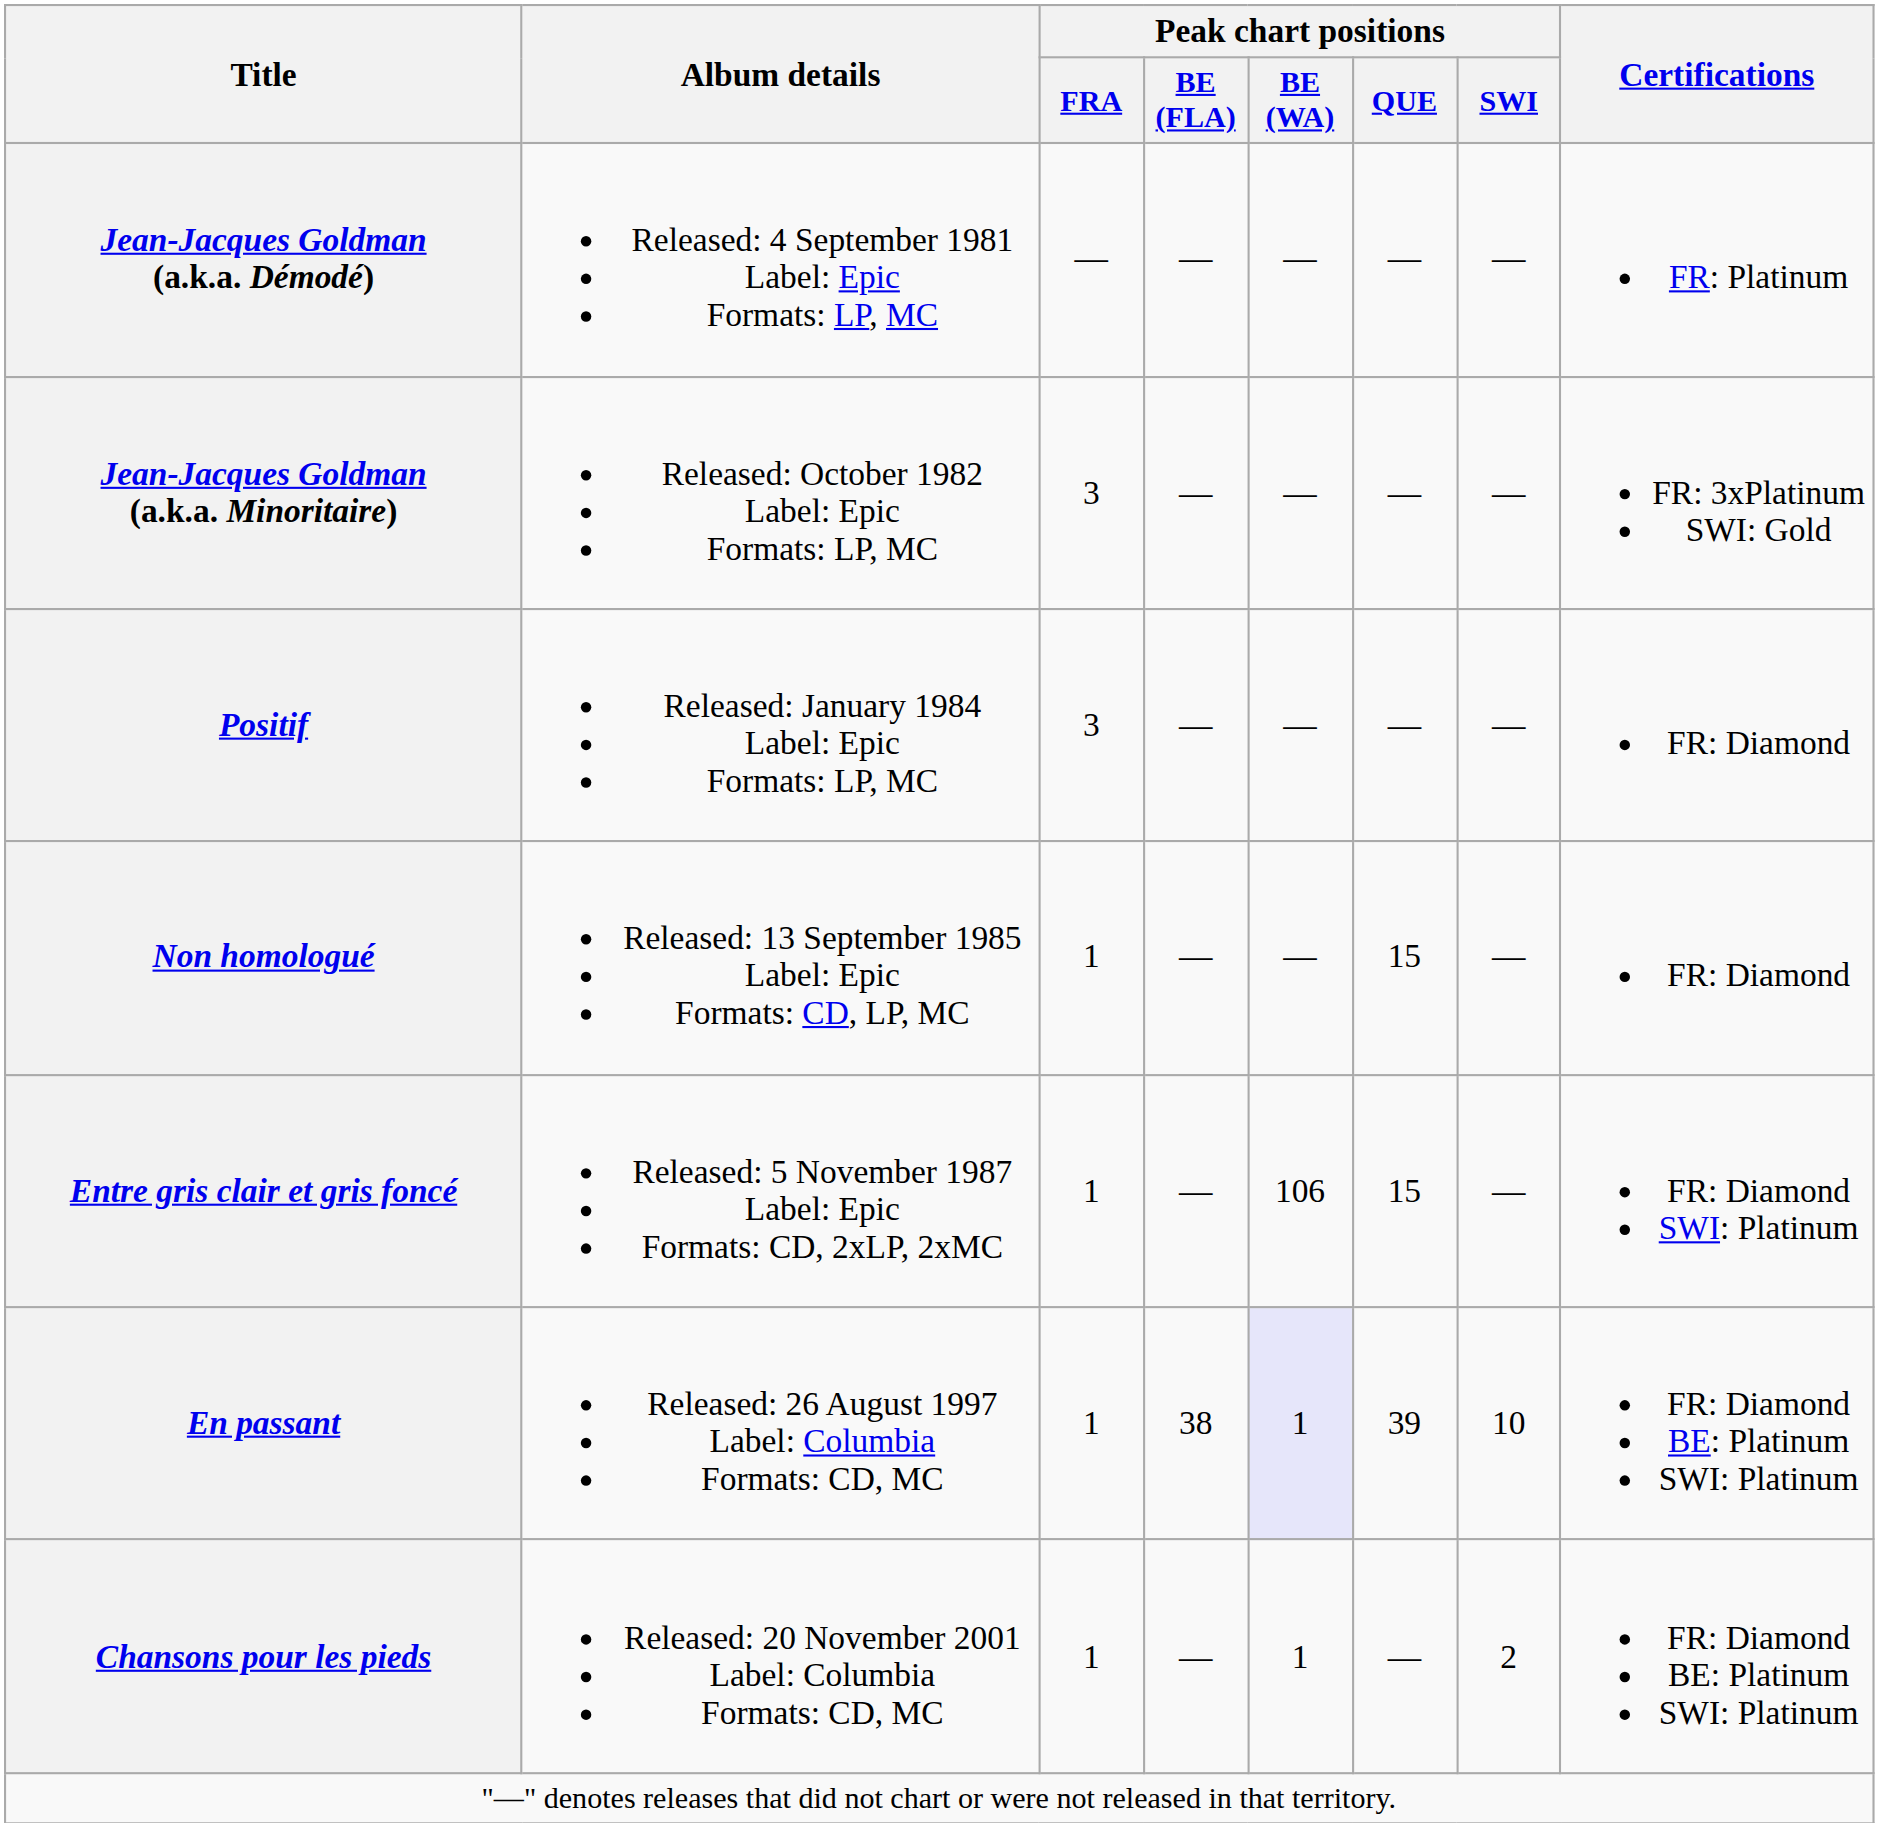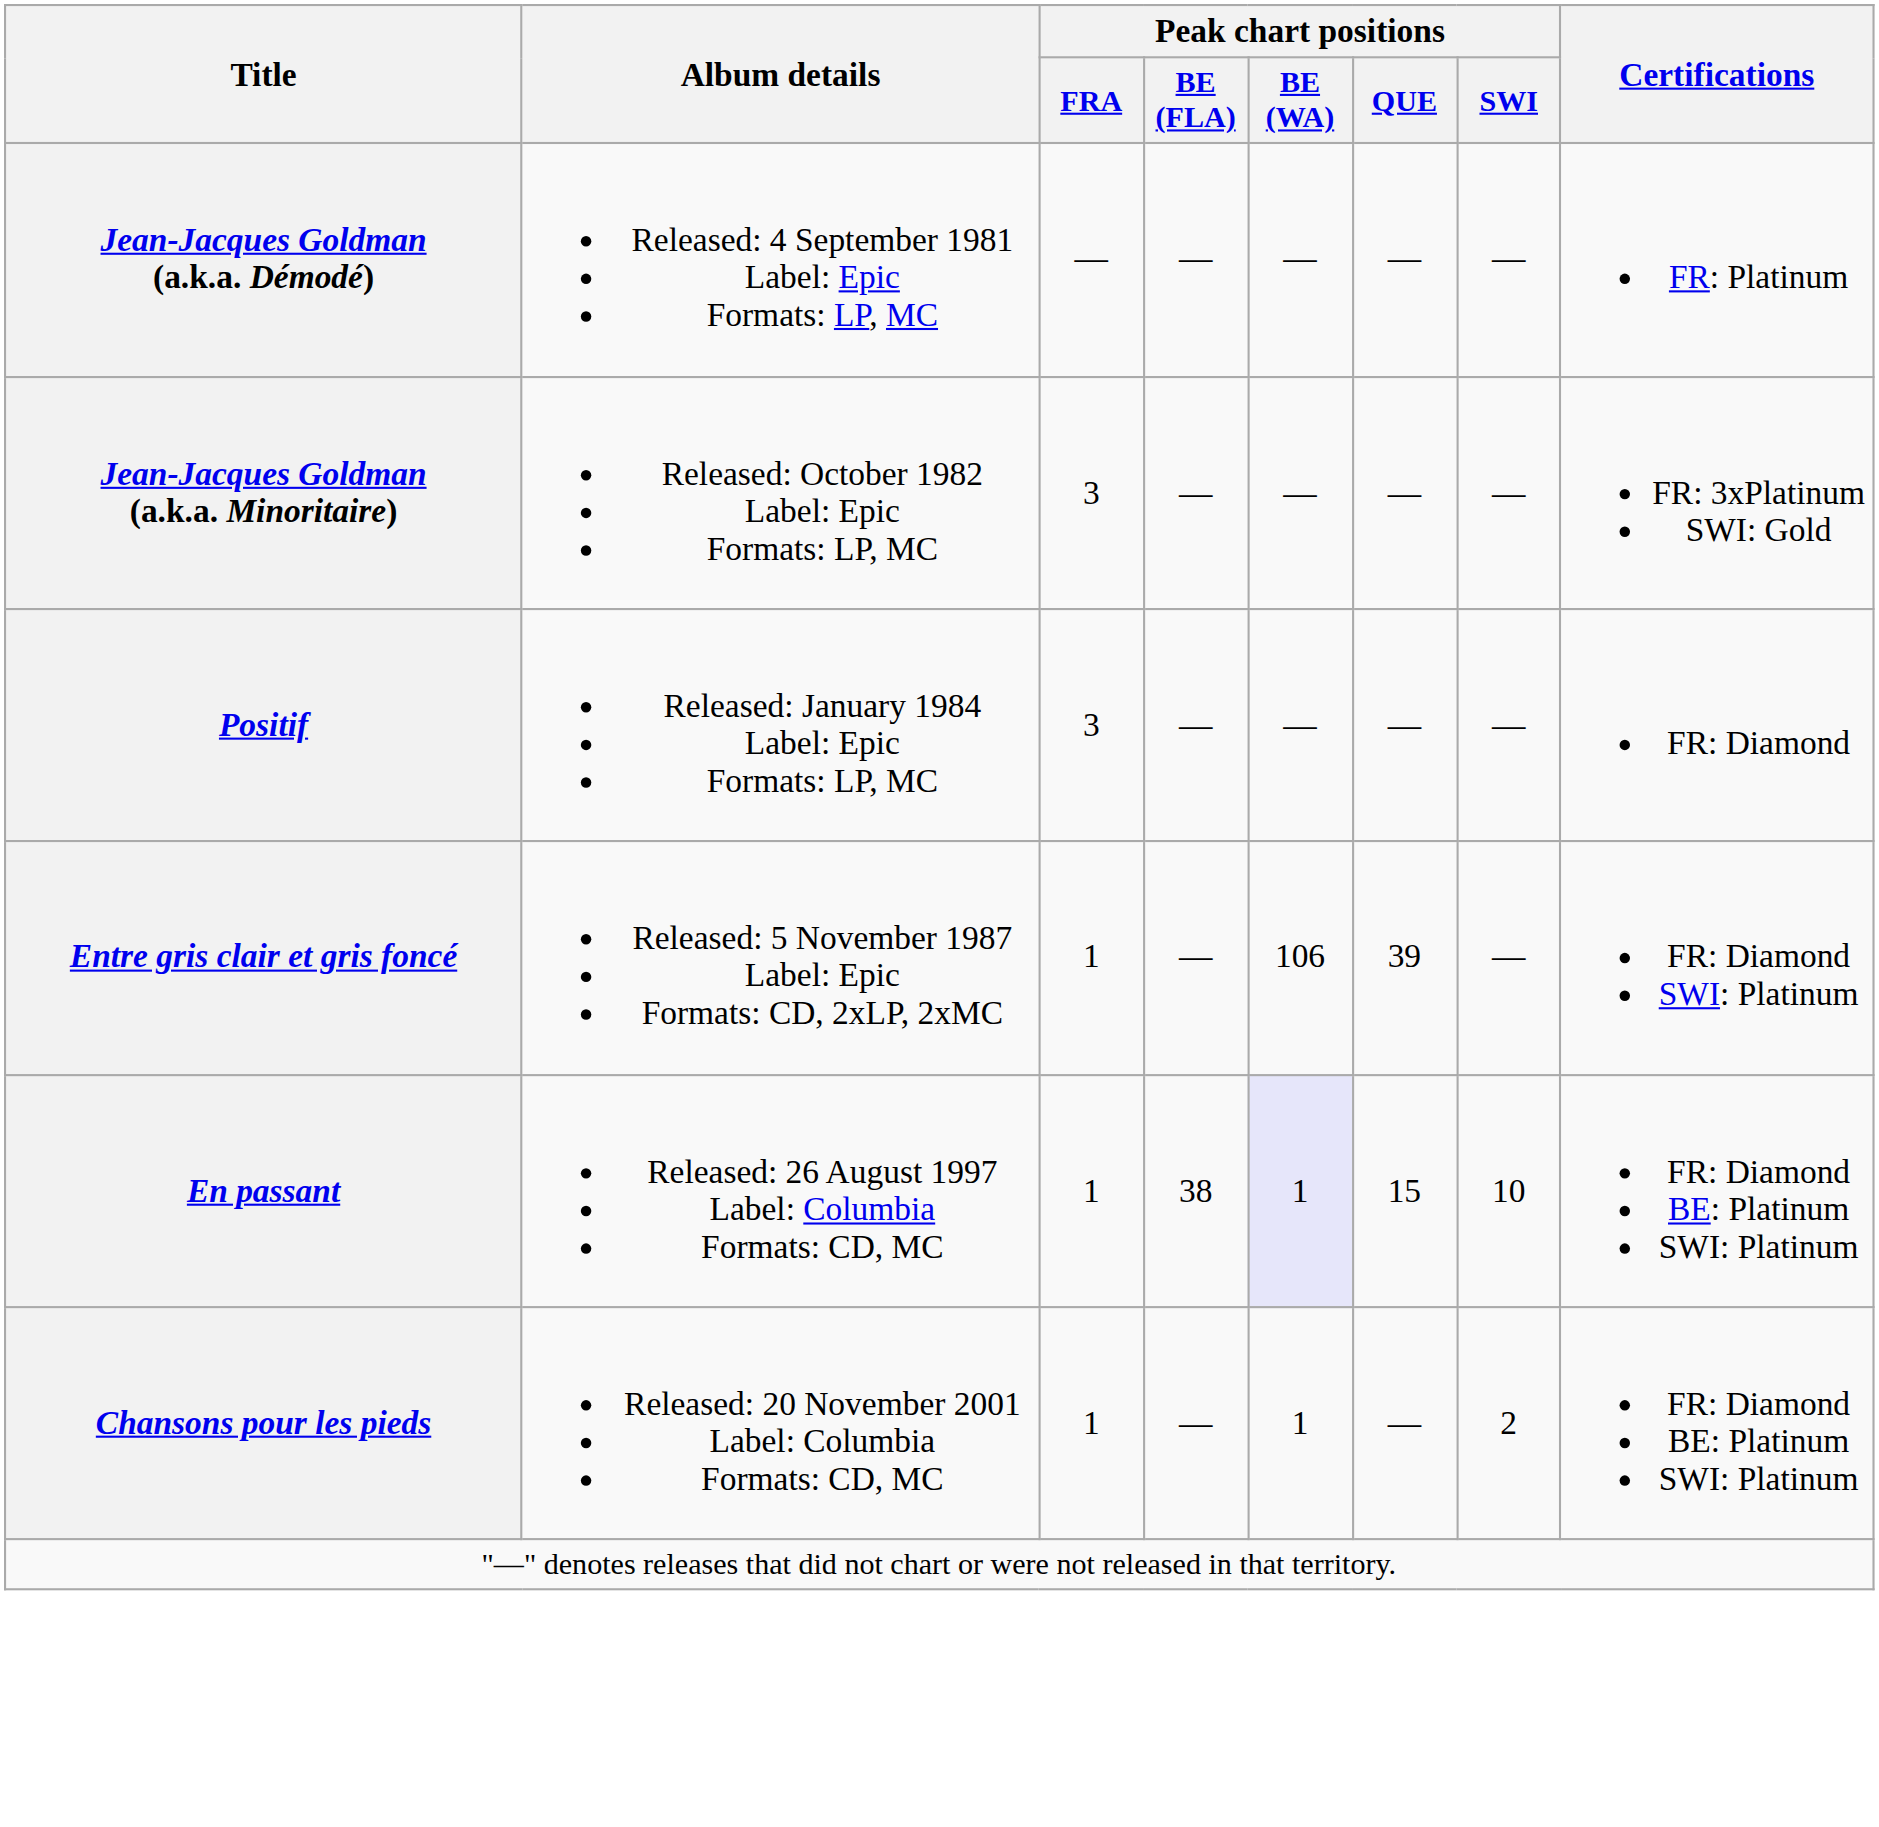- row: (264, 957)
(1404, 1190) 15 -> (1404, 957) 39
(1404, 1422) 39 -> (1404, 1190) 15
